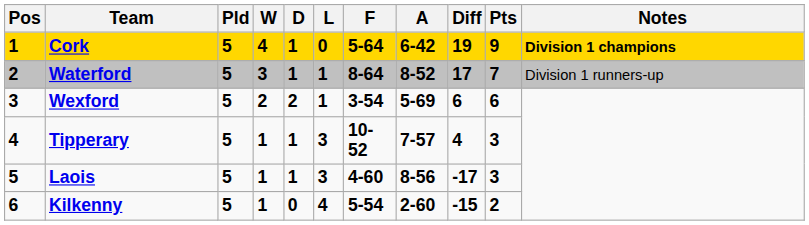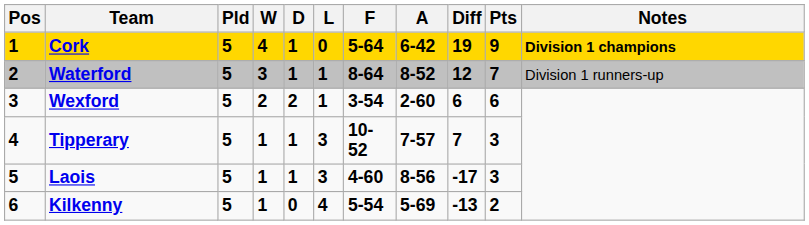(462, 74) 17 -> (462, 74) 12
(418, 102) 5-69 -> (418, 102) 2-60
(457, 140) 4 -> (457, 140) 7
(418, 205) 2-60 -> (418, 205) 5-69
(465, 205) -15 -> (465, 205) -13
